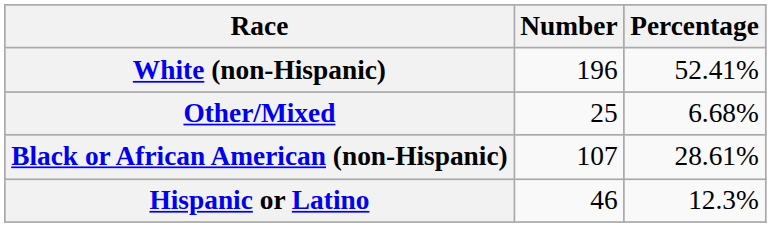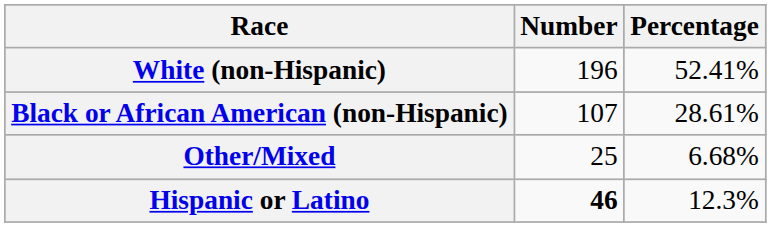rows swapped: (259, 156) <-> (259, 112)
(604, 199) normal -> (604, 199) bold
